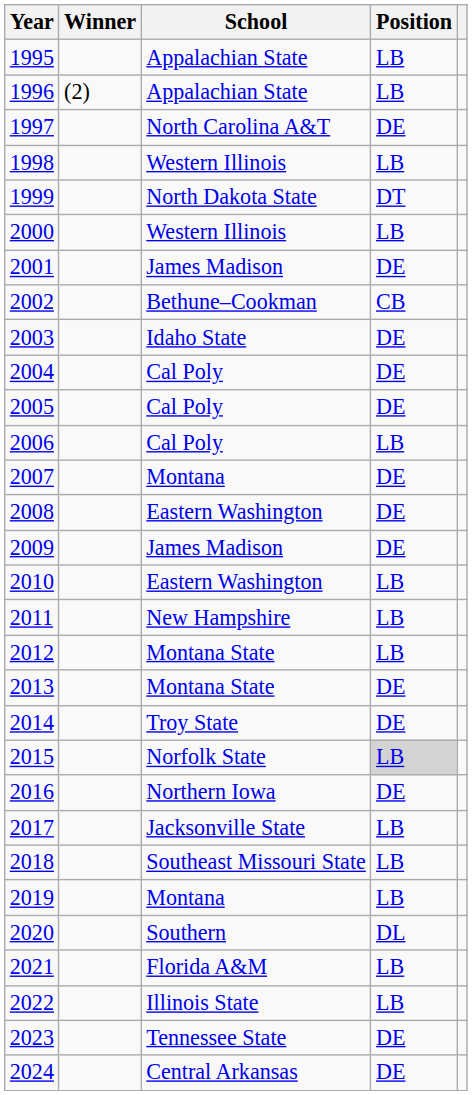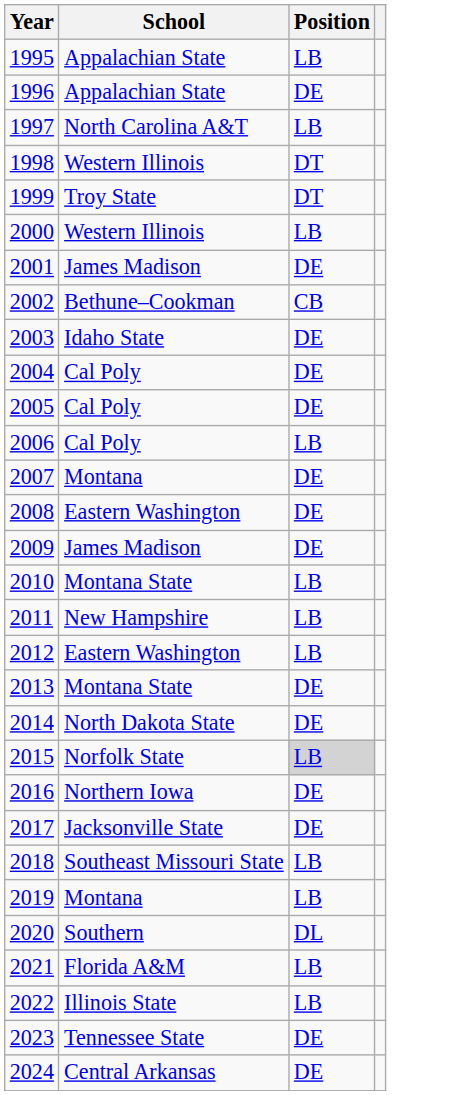- column: (100, 22)
(390, 92) LB -> (309, 92) DE
(391, 127) DE -> (308, 127) LB
(390, 162) LB -> (309, 162) DT
(232, 197) North Dakota State -> (110, 197) Troy State
(234, 582) Eastern Washington -> (128, 582) Montana State
(210, 652) Montana State -> (152, 652) Eastern Washington
(192, 722) Troy State -> (149, 722) North Dakota State
(390, 827) LB -> (309, 827) DE
